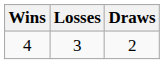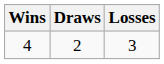columns swapped: (77, 17) <-> (132, 17)
